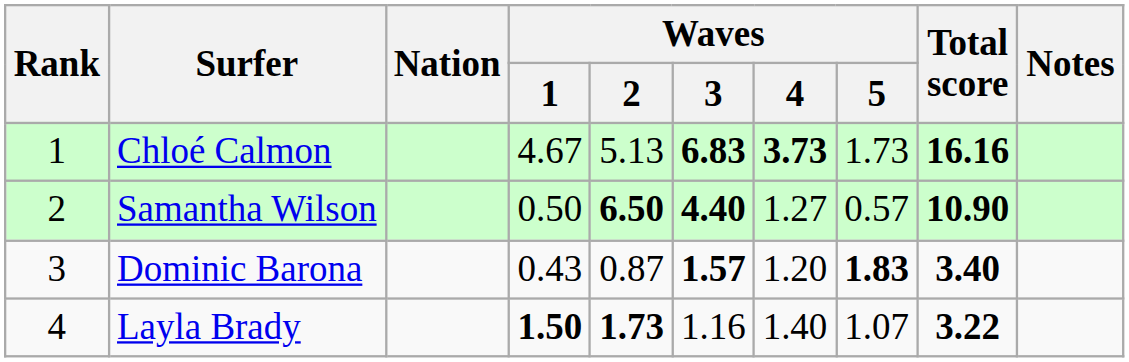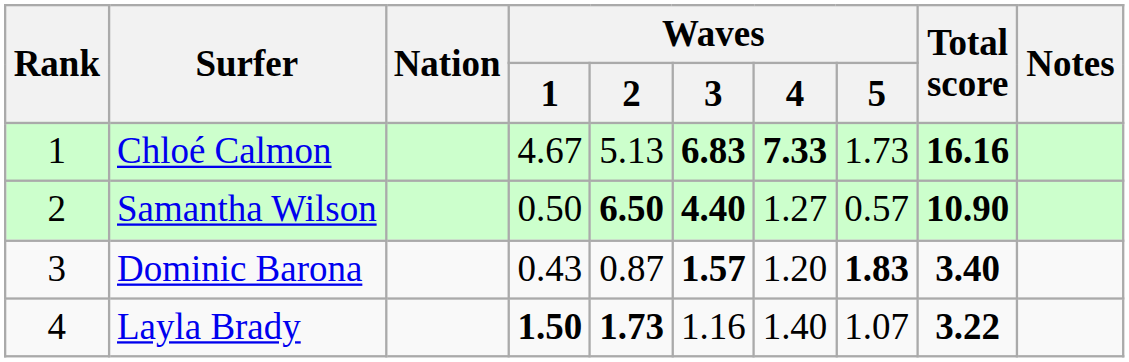(795, 151) 3.73 -> (795, 151) 7.33
